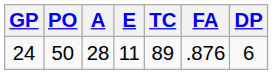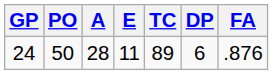columns swapped: (249, 20) <-> (205, 20)
